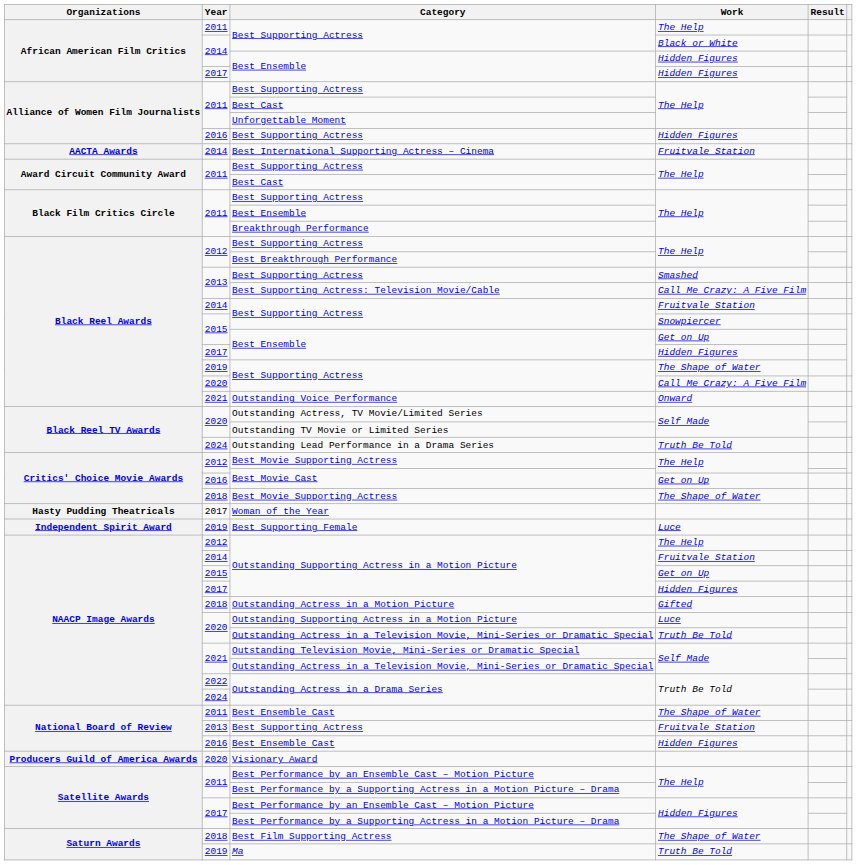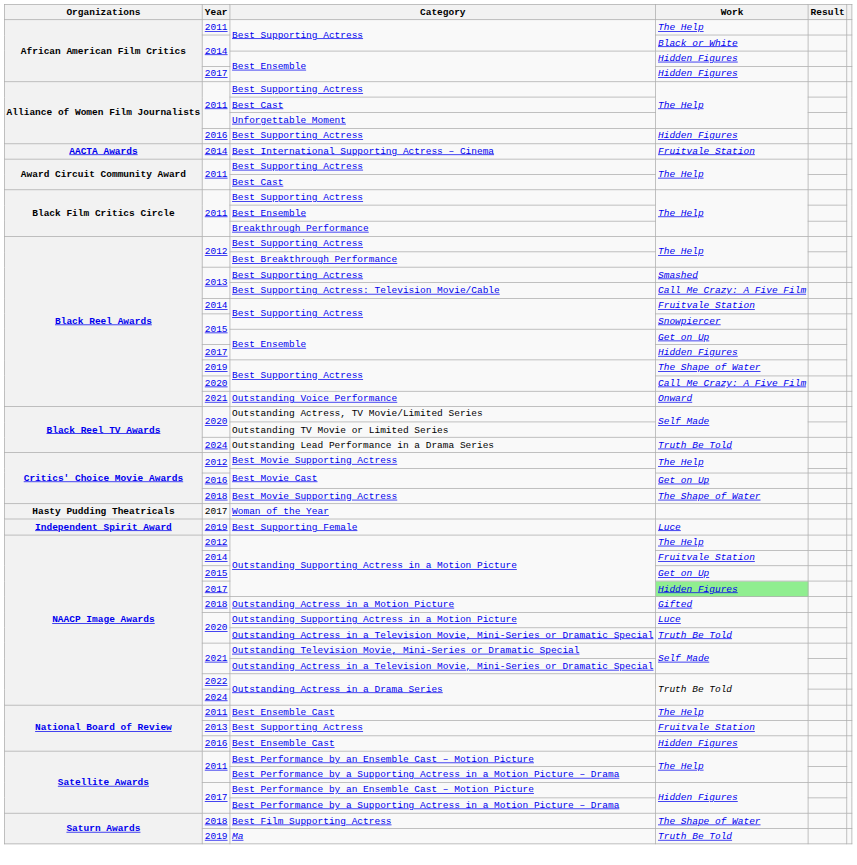(698, 589) no background -> (698, 589) lightgreen background
(709, 713) The Shape of Water -> (681, 713) The Help
- row: (216, 759)
